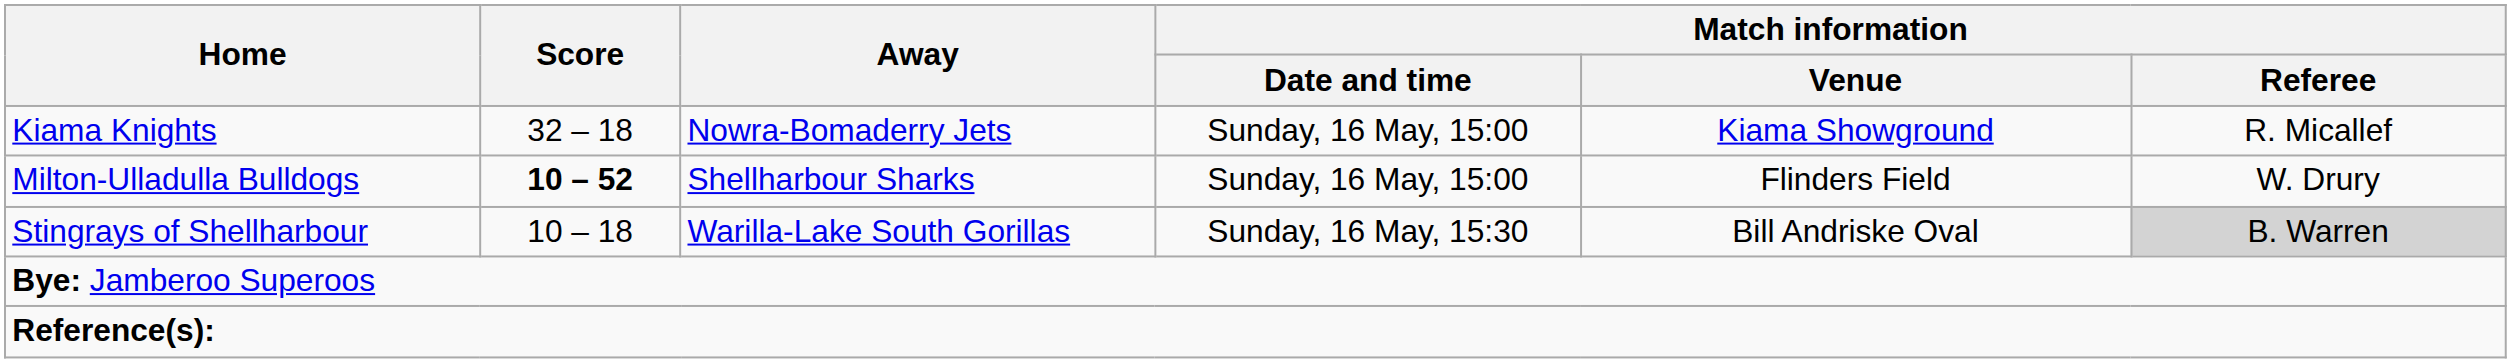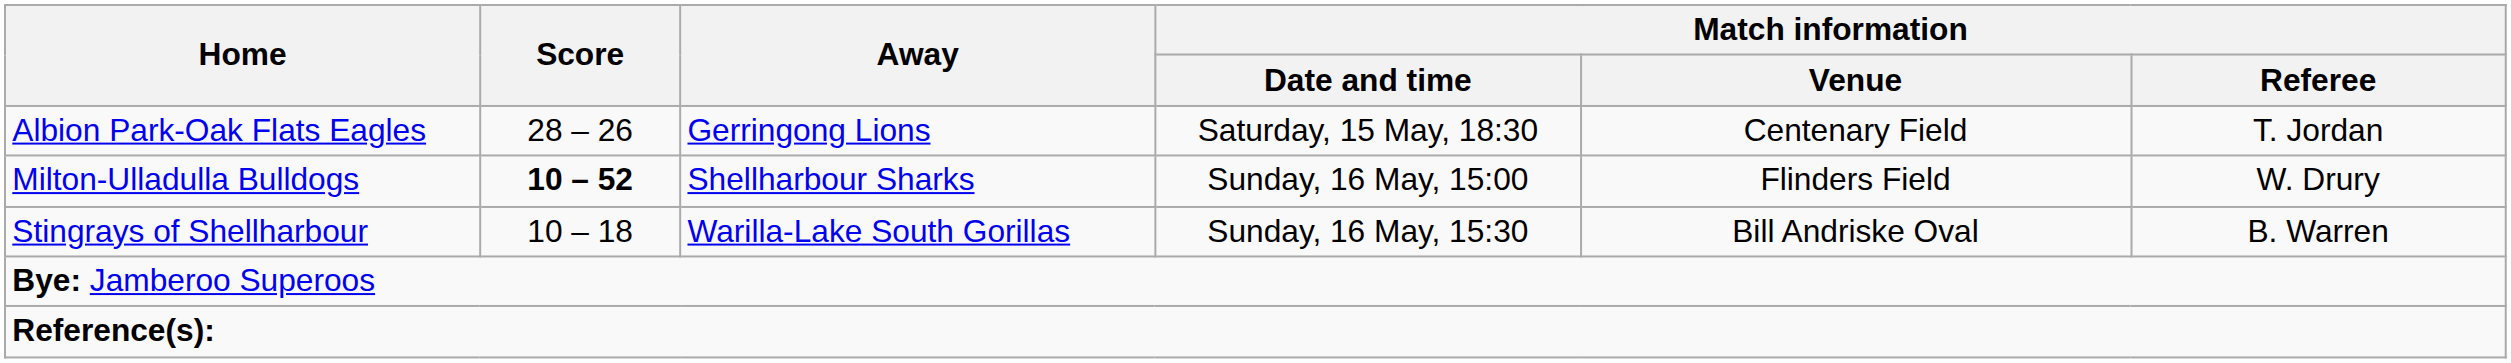+ row: (219, 130)
- row: (114, 130)
(2318, 230) lightgrey background -> (2318, 230) no background
